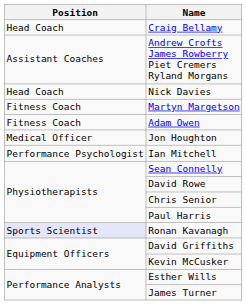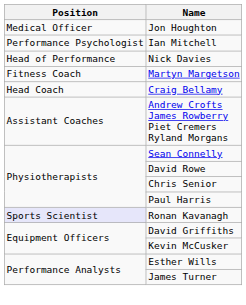rows swapped: (185, 28) <-> (183, 138)
rows swapped: (188, 59) <-> (183, 153)
(35, 91) Head Coach -> (61, 58) Head of Performance
- row: (174, 122)
